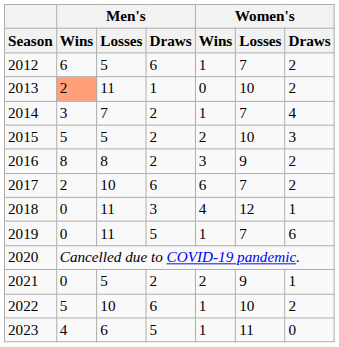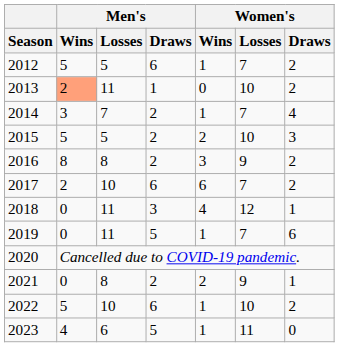(64, 64) 6 -> (64, 64) 5
(104, 281) 5 -> (104, 281) 8
